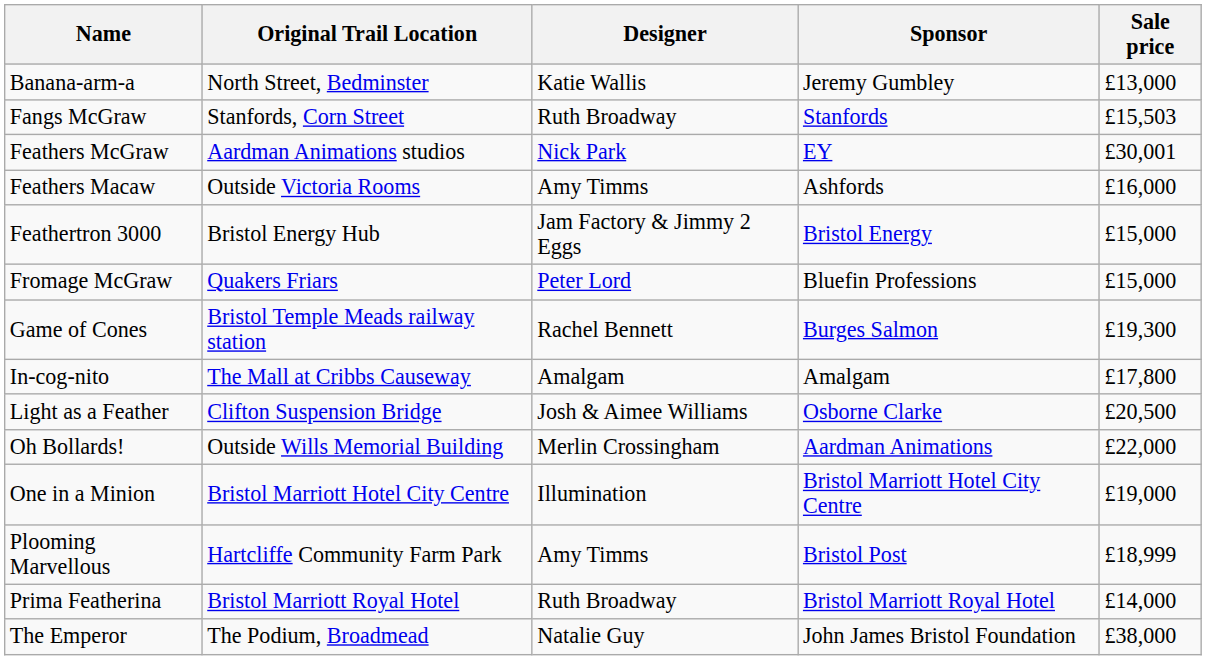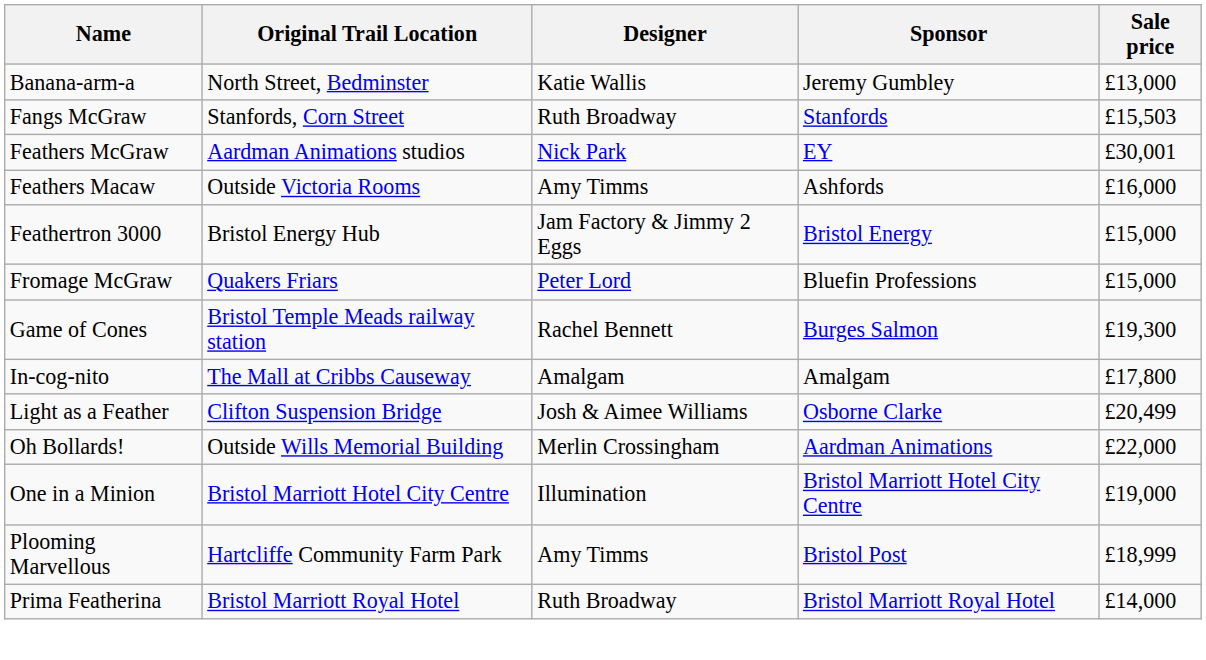(1140, 411) £20,500 -> (1140, 411) £20,499
- row: (68, 636)
